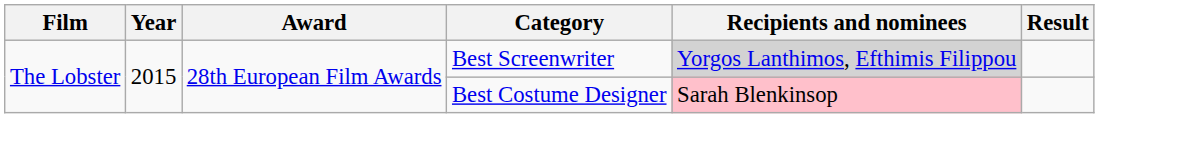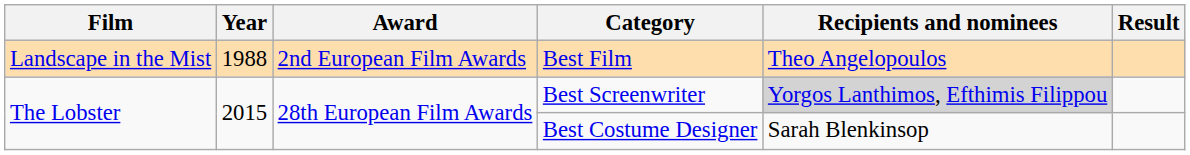+ row: (587, 58)
(757, 94) pink background -> (848, 130) no background
